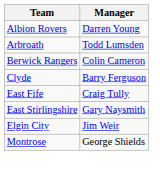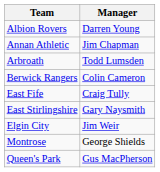+ row: (38, 45)
- row: (19, 77)
+ row: (34, 158)
